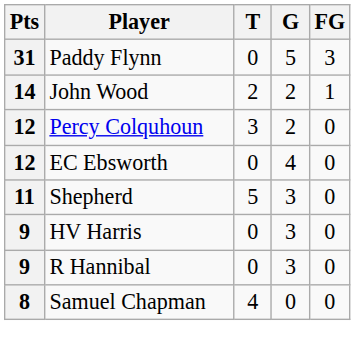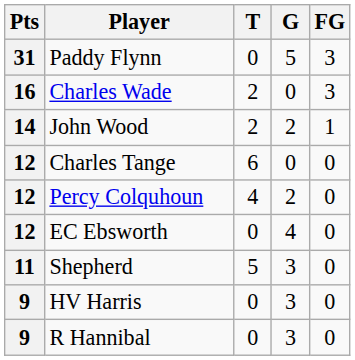+ row: (111, 92)
+ row: (112, 162)
(253, 127) 3 -> (253, 197) 4
- row: (128, 302)
